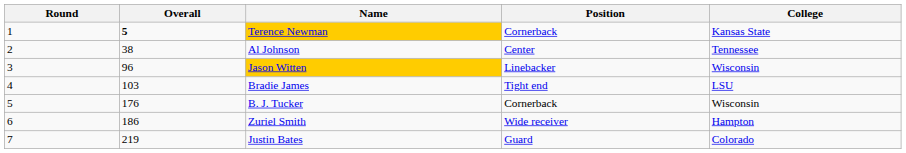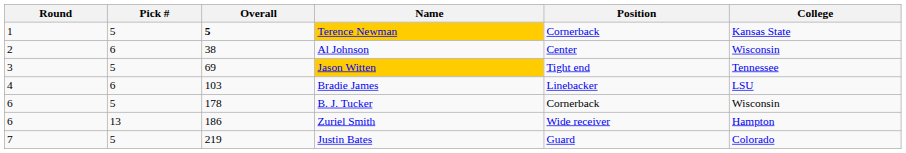+ column: (155, 13)
(735, 49) Tennessee -> (756, 49) Wisconsin
(128, 67) 96 -> (210, 67) 69
(530, 67) Linebacker -> (568, 67) Tight end
(736, 67) Wisconsin -> (755, 67) Tennessee
(526, 85) Tight end -> (572, 85) Linebacker
(10, 103) 5 -> (10, 103) 6
(130, 103) 176 -> (213, 103) 178
